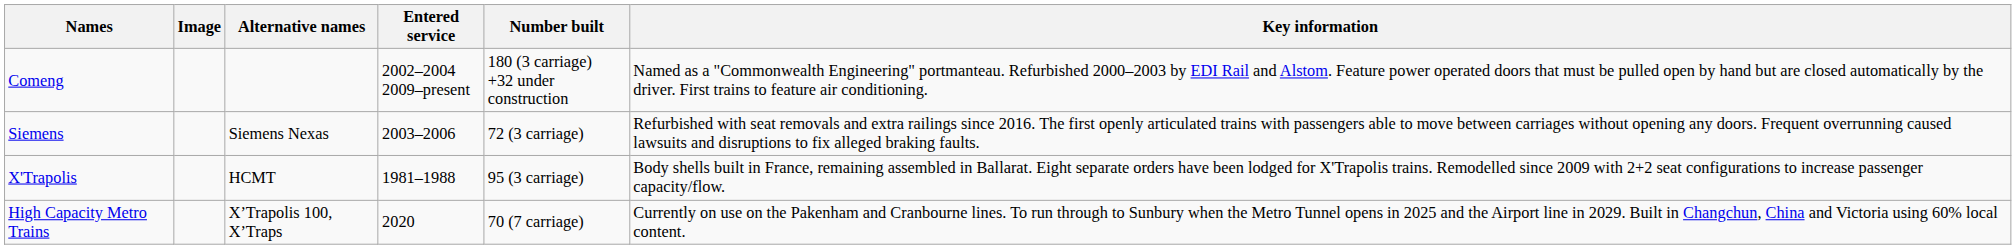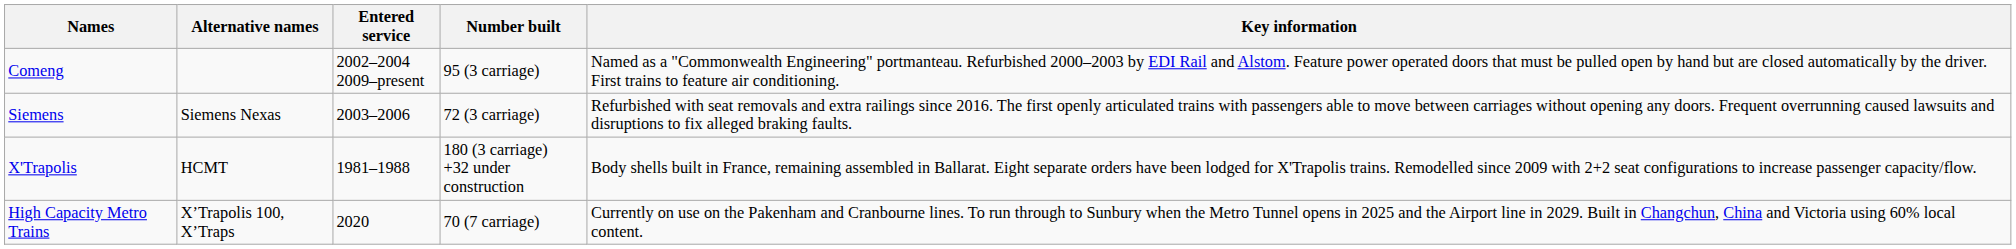- column: (199, 26)
(540, 80) 180 (3 carriage) +32 under construction -> (492, 70) 95 (3 carriage)
(536, 177) 95 (3 carriage) -> (496, 168) 180 (3 carriage) +32 under construction
